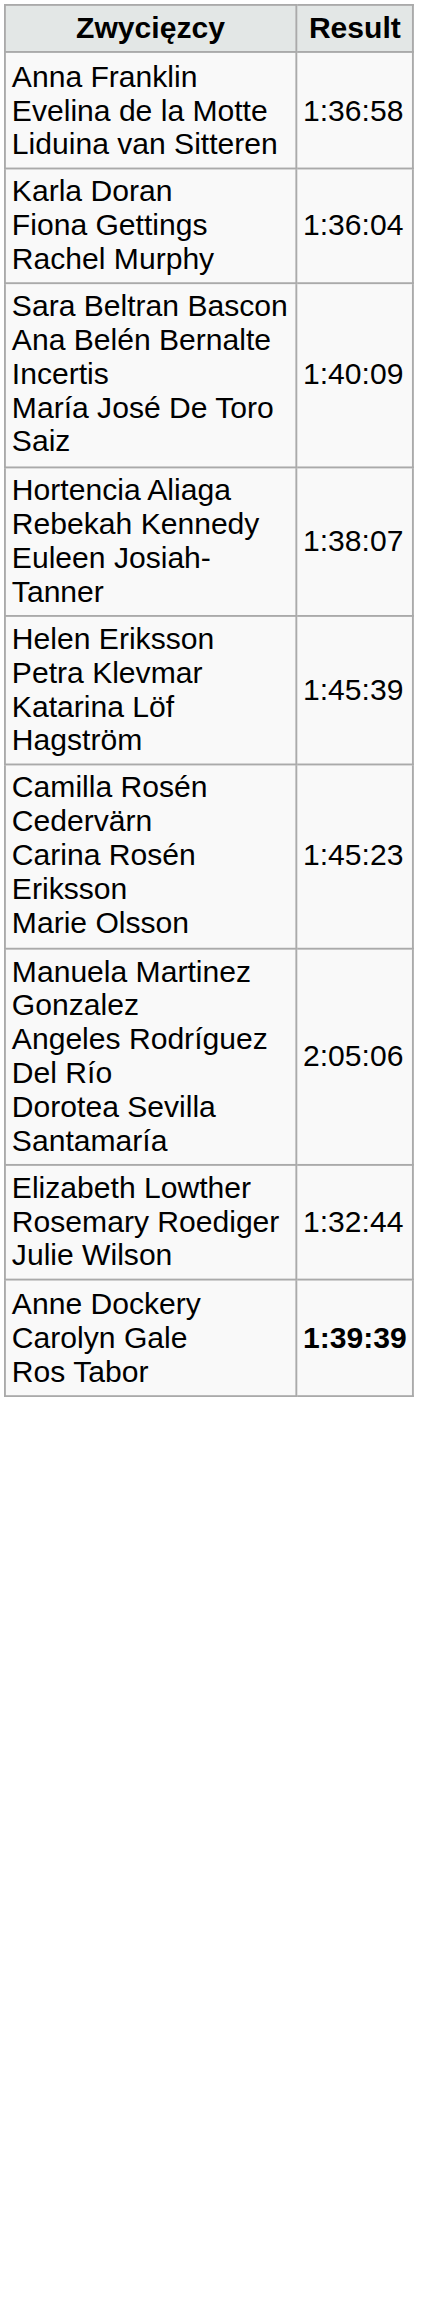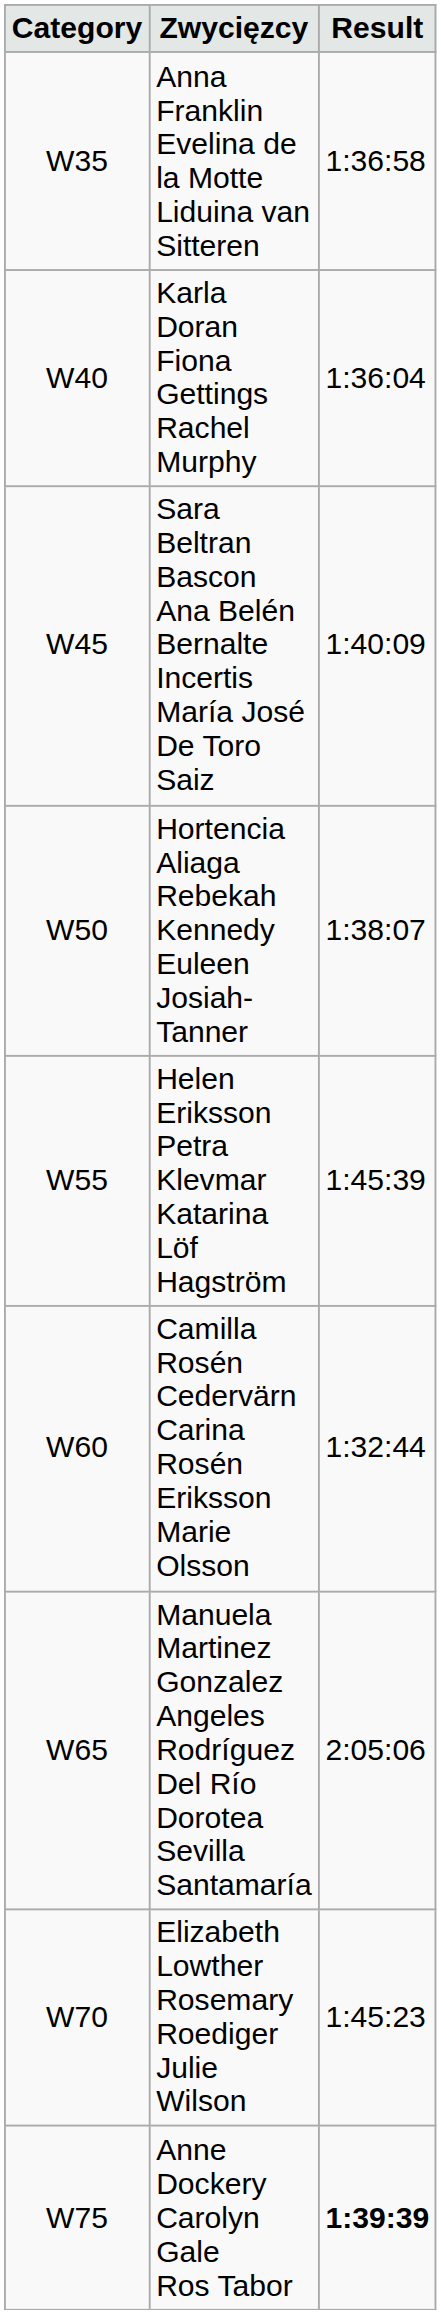+ column: (77, 28)
(353, 856) 1:45:23 -> (376, 1448) 1:32:44
(353, 1222) 1:32:44 -> (376, 2017) 1:45:23
